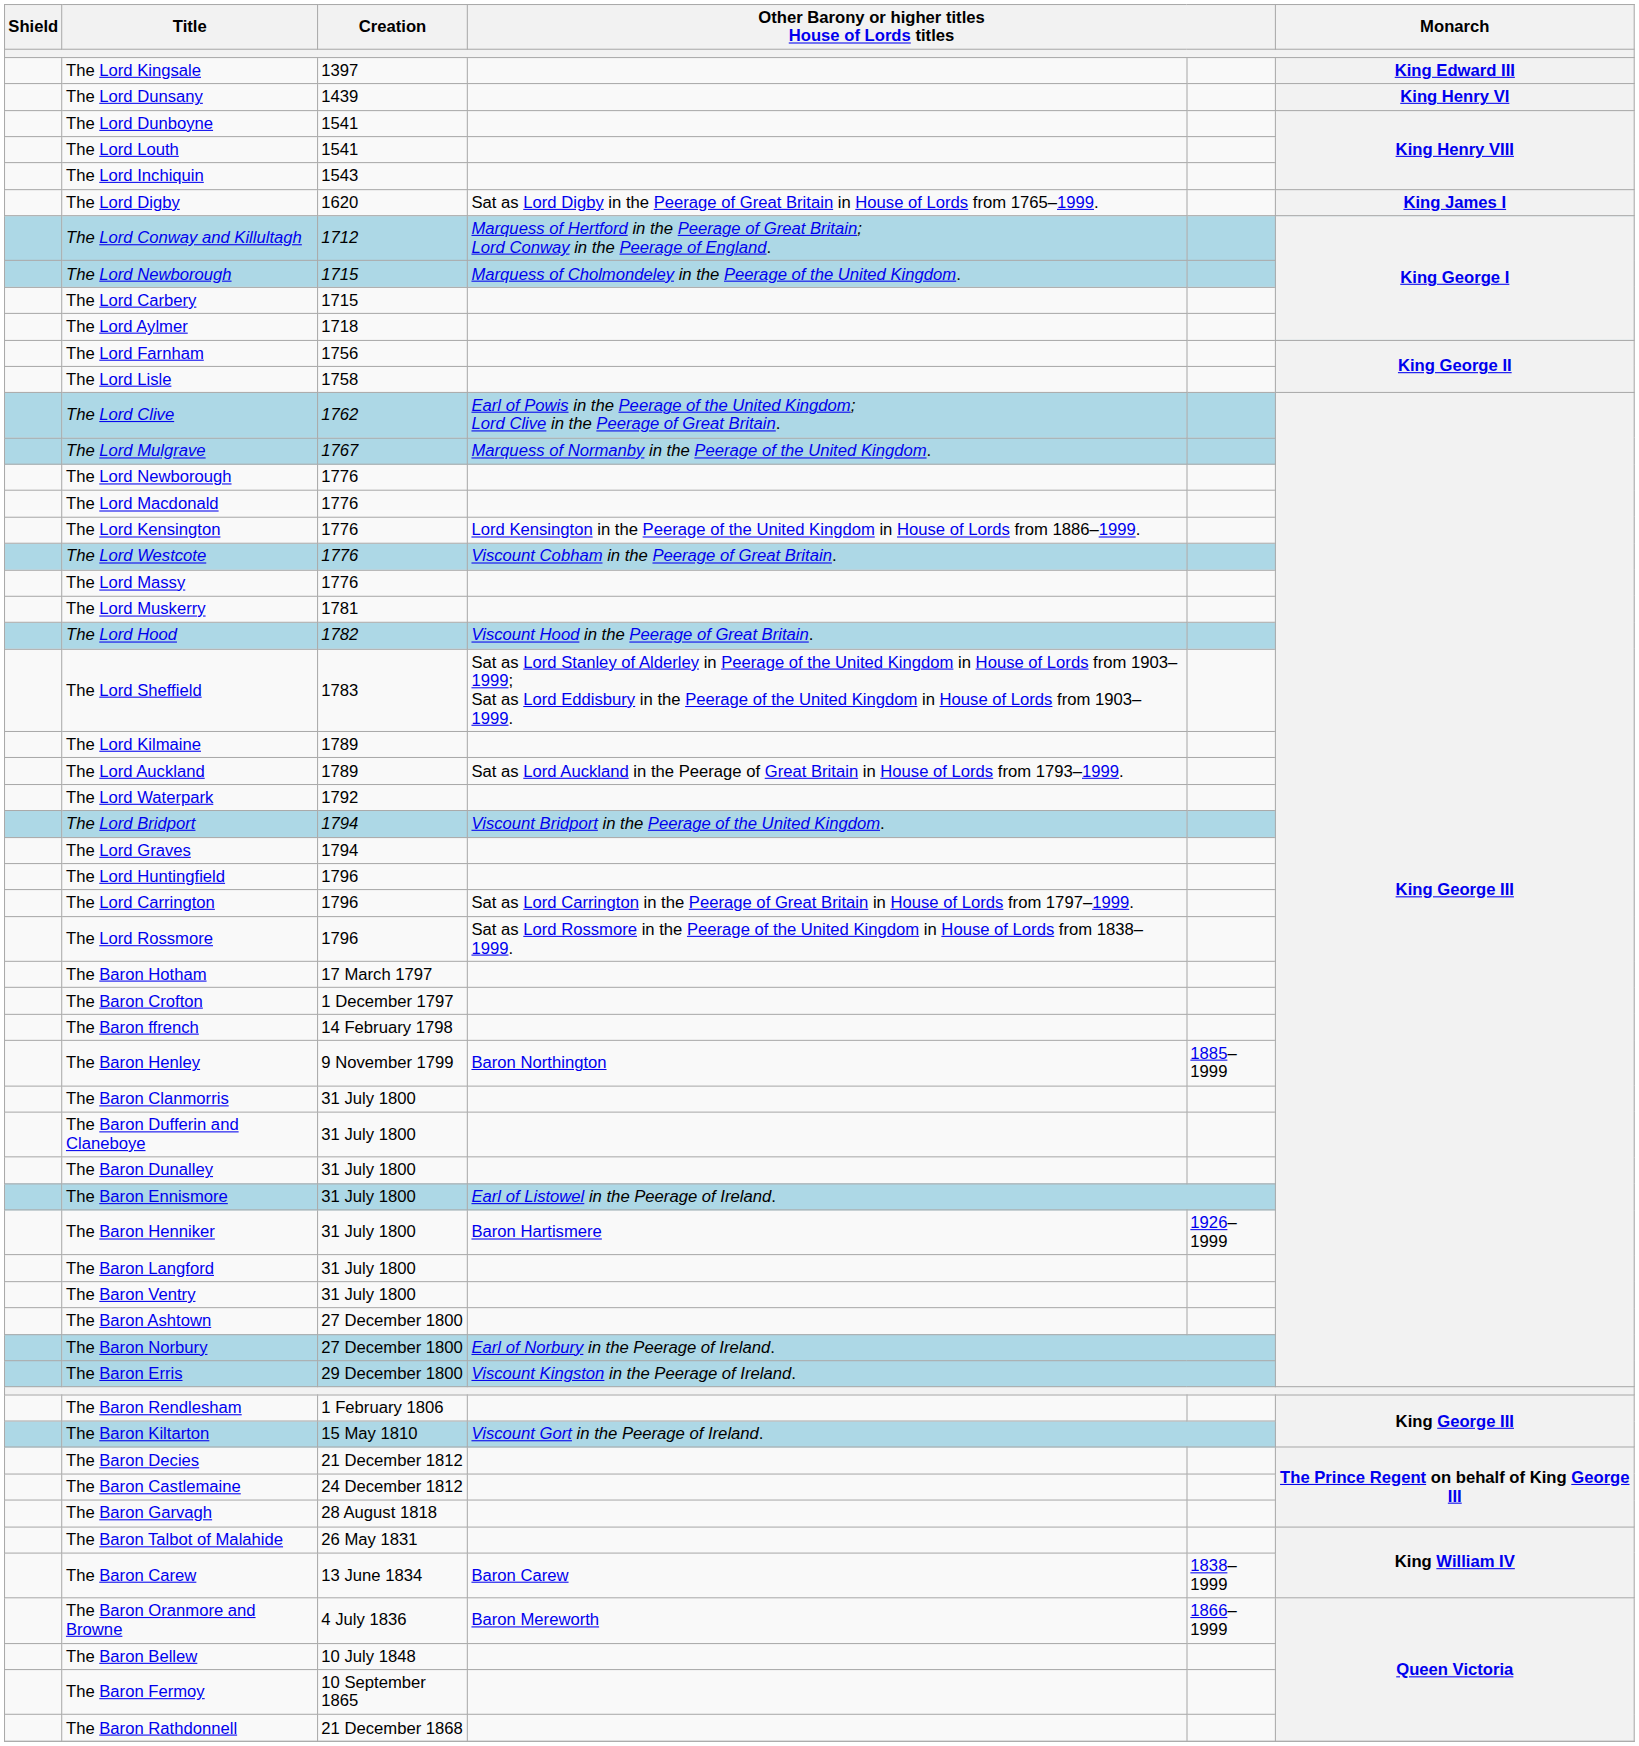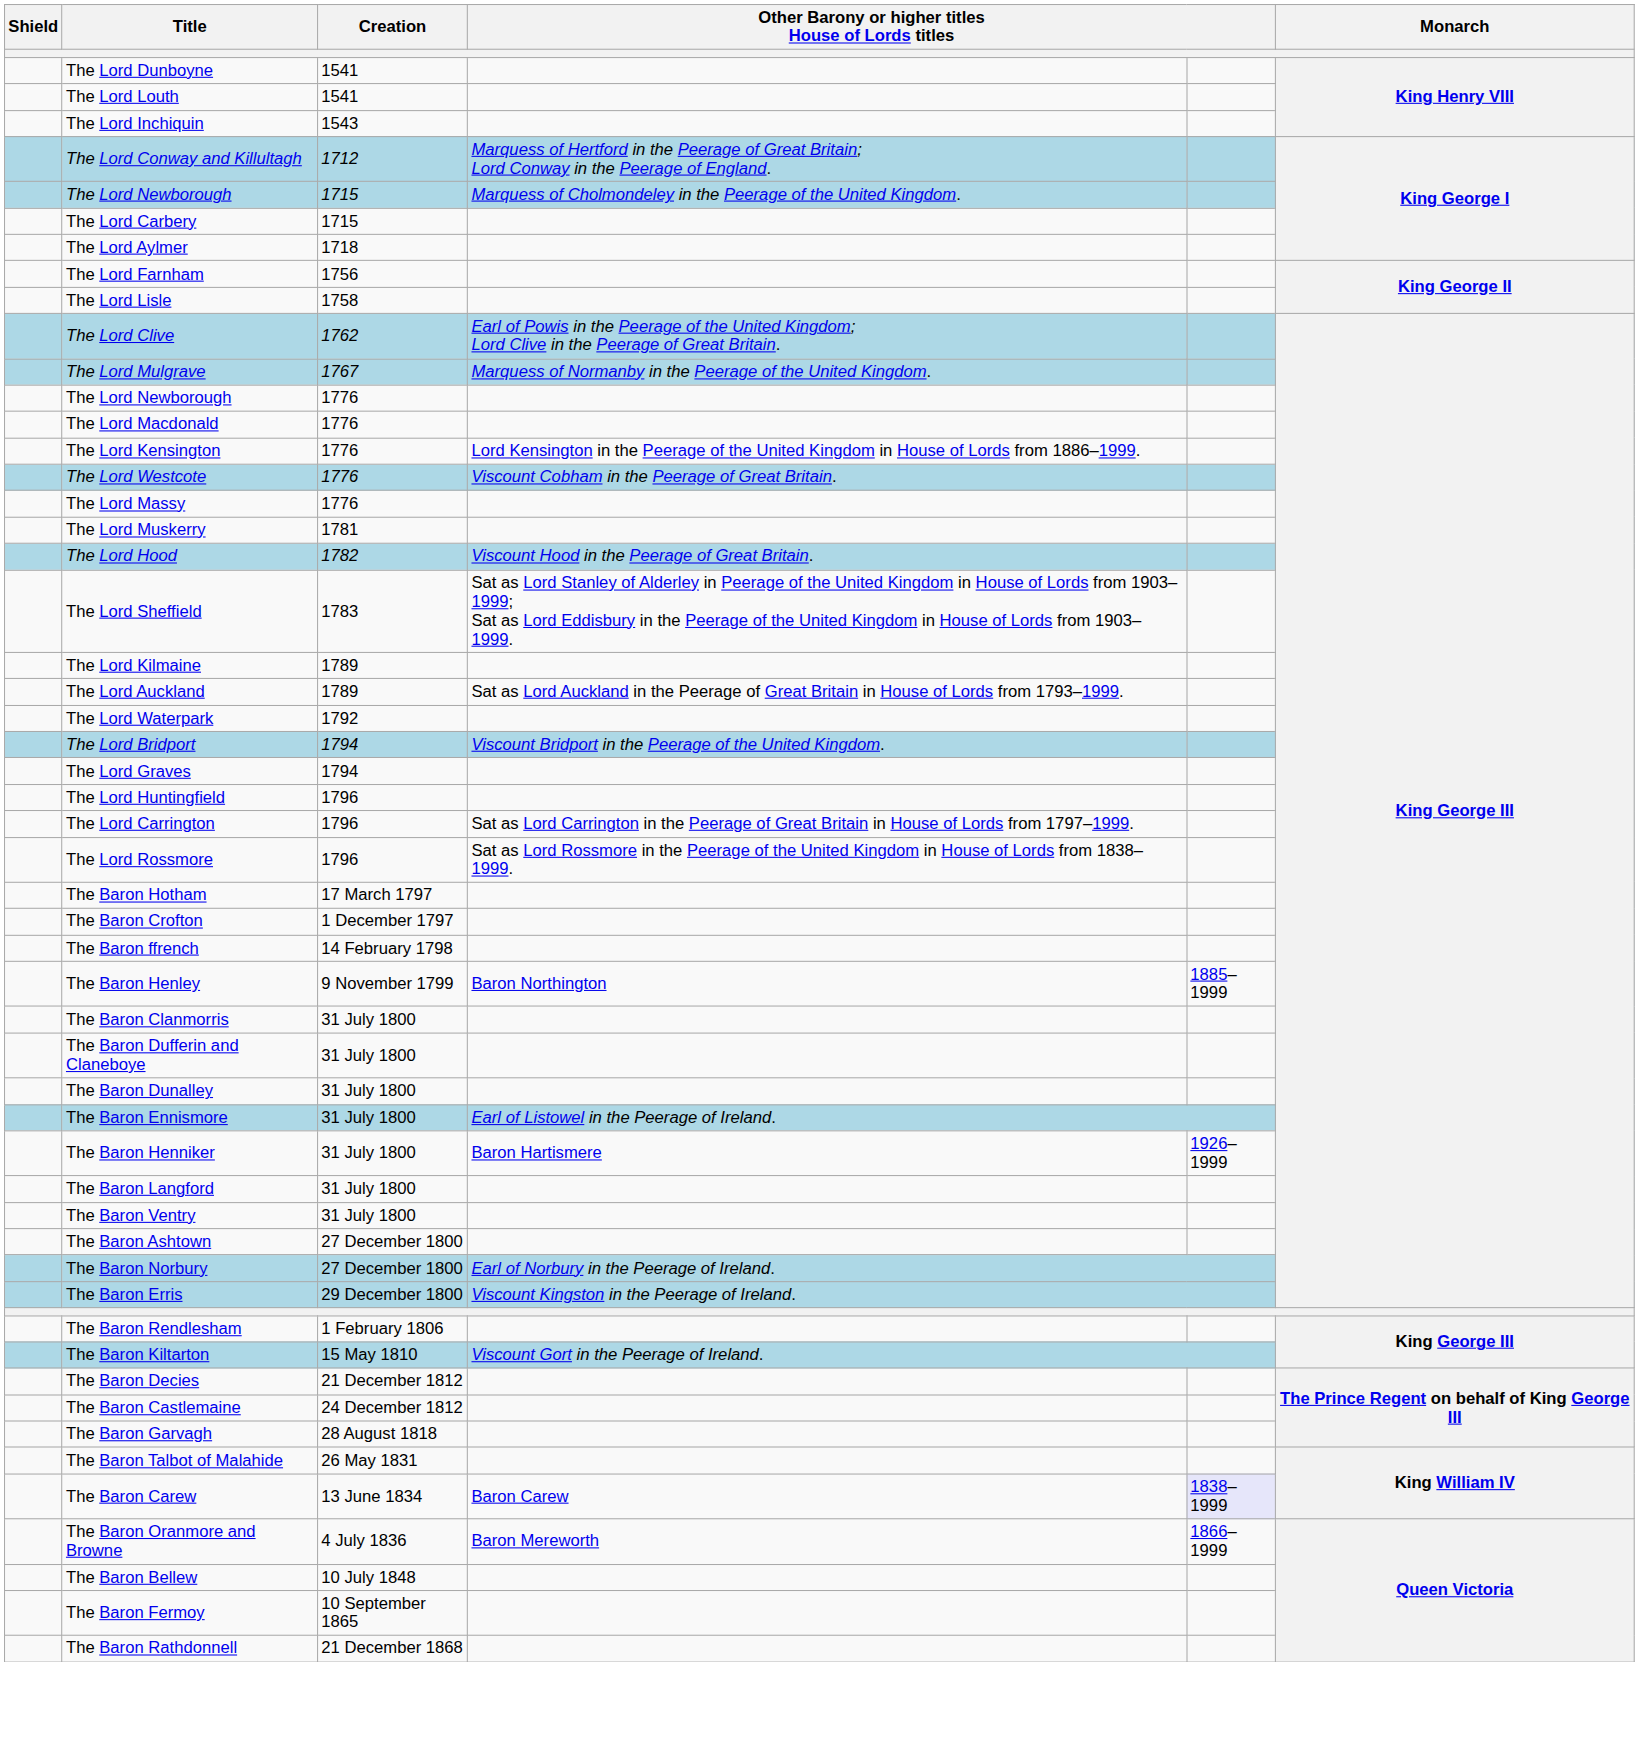- row: (133, 70)
- row: (134, 96)
- row: (123, 202)
(1214, 1575) no background -> (1214, 1496) lavender background
